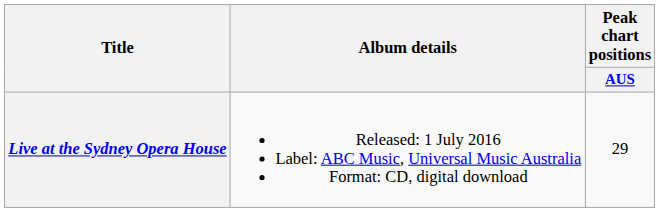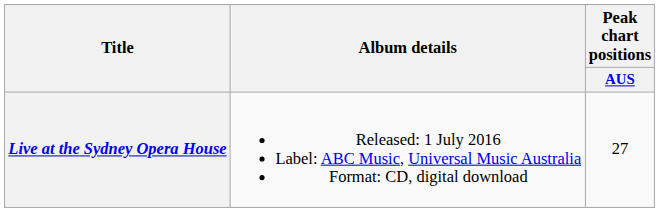(620, 149) 29 -> (620, 149) 27
